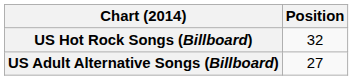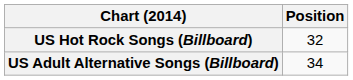(315, 63) 27 -> (315, 63) 34
